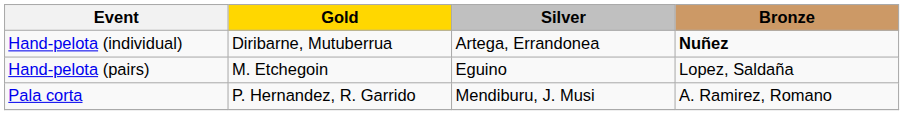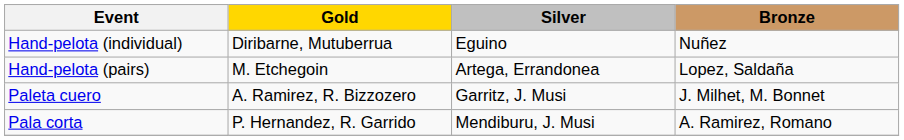(527, 43) Artega, Errandonea -> (481, 43) Eguino
(704, 43) bold -> (703, 43) normal
(481, 69) Eguino -> (527, 69) Artega, Errandonea
+ row: (55, 95)
